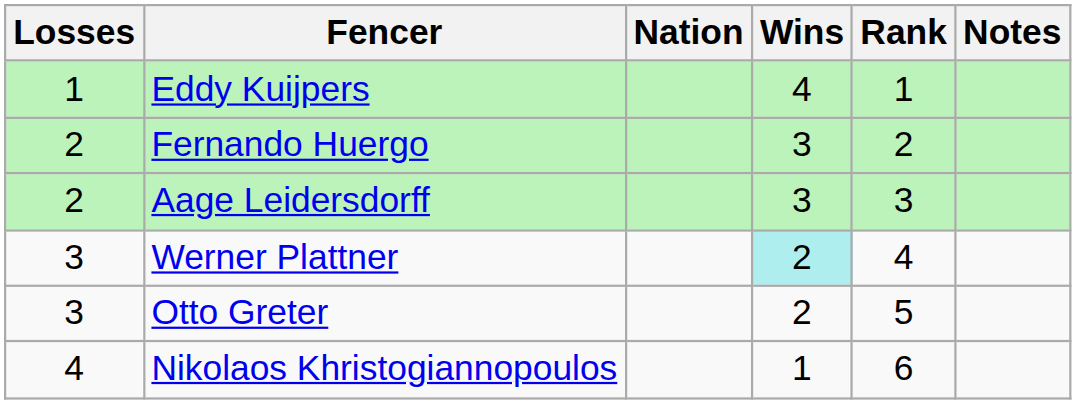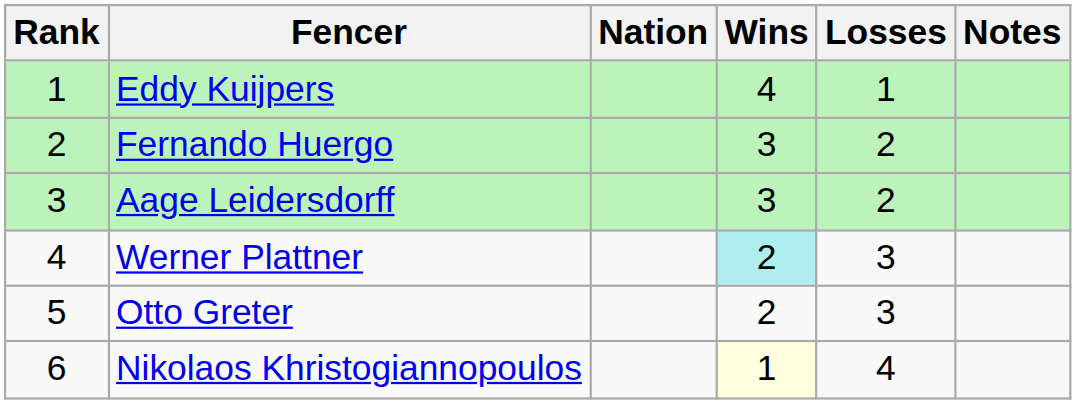columns swapped: (904, 32) <-> (74, 32)
(802, 369) no background -> (767, 369) lightyellow background
